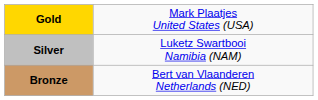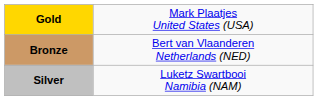rows swapped: (49, 50) <-> (49, 80)
